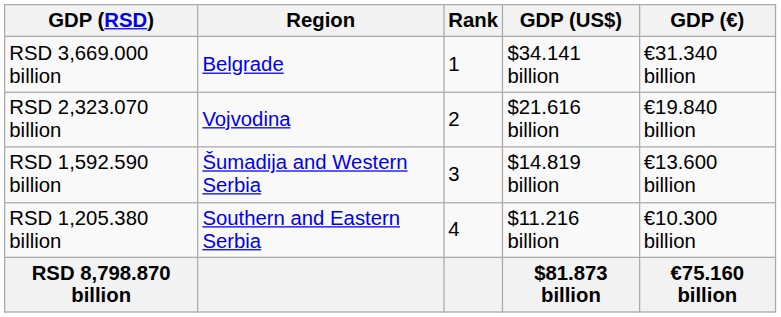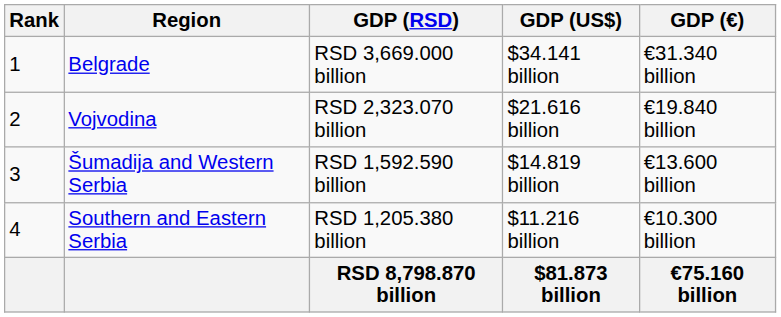columns swapped: (473, 20) <-> (101, 20)
